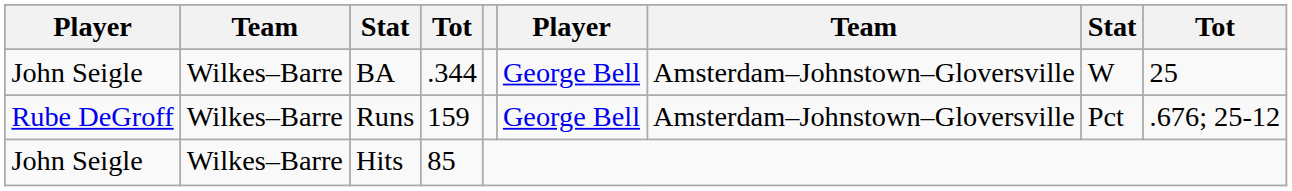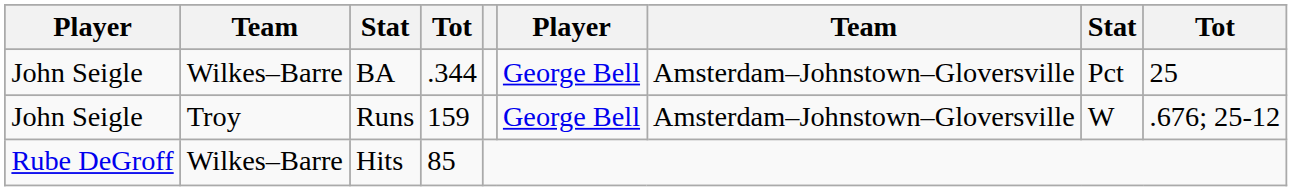(1101, 71) W -> (1106, 71) Pct
(93, 116) Rube DeGroff -> (77, 116) John Seigle
(265, 116) Wilkes–Barre -> (214, 116) Troy
(1106, 116) Pct -> (1101, 116) W
(77, 161) John Seigle -> (93, 161) Rube DeGroff
